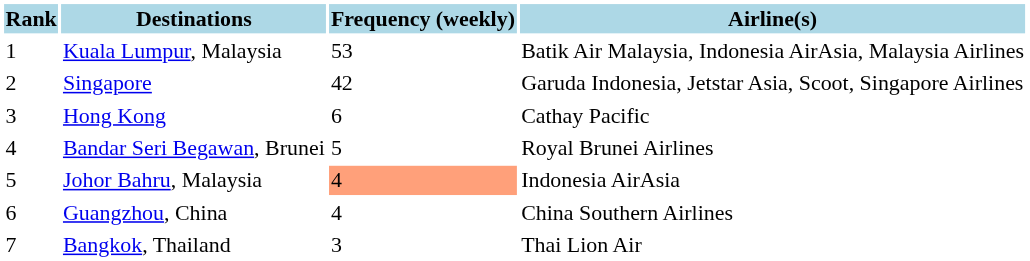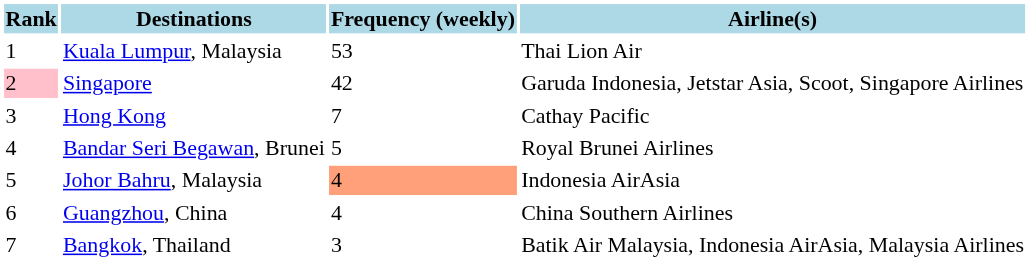(773, 50) Batik Air Malaysia, Indonesia AirAsia, Malaysia Airlines -> (581, 50) Thai Lion Air
(11, 83) no background -> (11, 83) pink background
(336, 115) 6 -> (336, 115) 7
(581, 244) Thai Lion Air -> (773, 244) Batik Air Malaysia, Indonesia AirAsia, Malaysia Airlines
